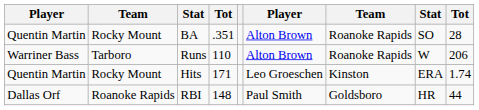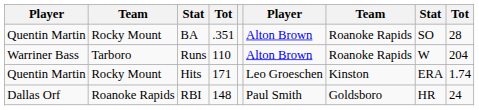(458, 54) 206 -> (458, 54) 204
(455, 94) 44 -> (455, 94) 24
